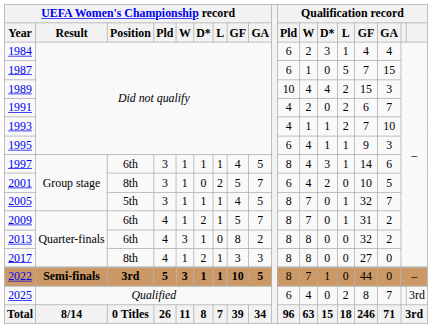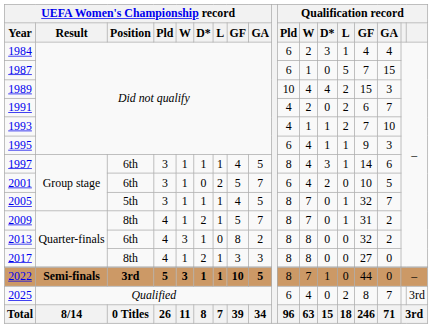(130, 182) 8th -> (130, 182) 6th
(130, 220) 6th -> (130, 220) 8th
